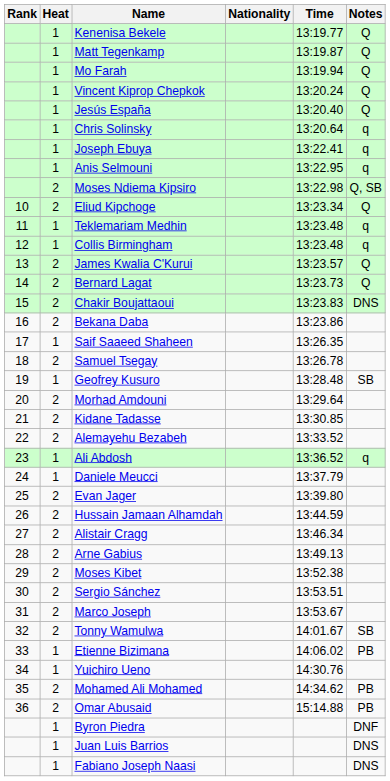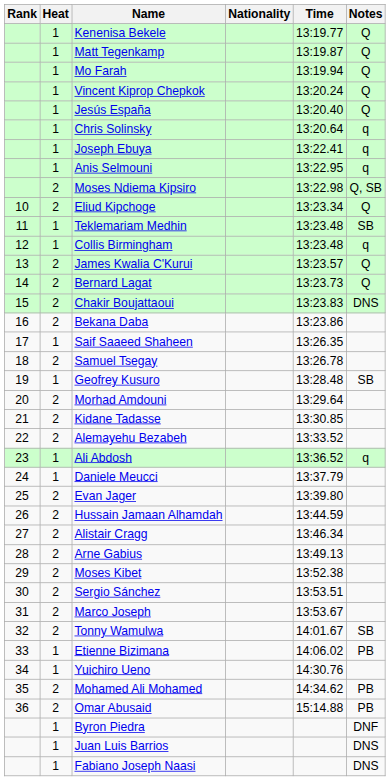(366, 226) q -> (366, 226) SB
